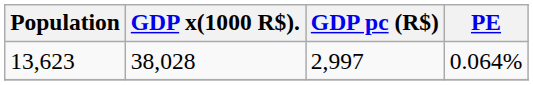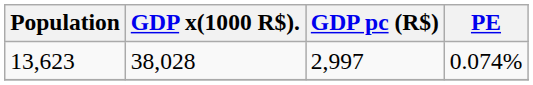(486, 60) 0.064% -> (486, 60) 0.074%
